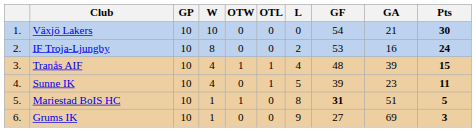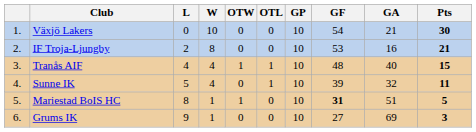columns swapped: (186, 13) <-> (298, 13)
(445, 48) 24 -> (445, 48) 21
(391, 65) 39 -> (391, 65) 40
(391, 83) 23 -> (391, 83) 32
